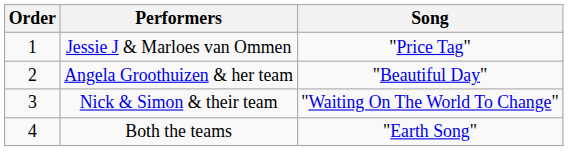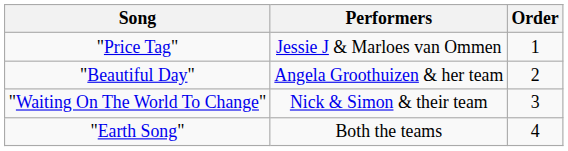columns swapped: (32, 18) <-> (430, 18)
